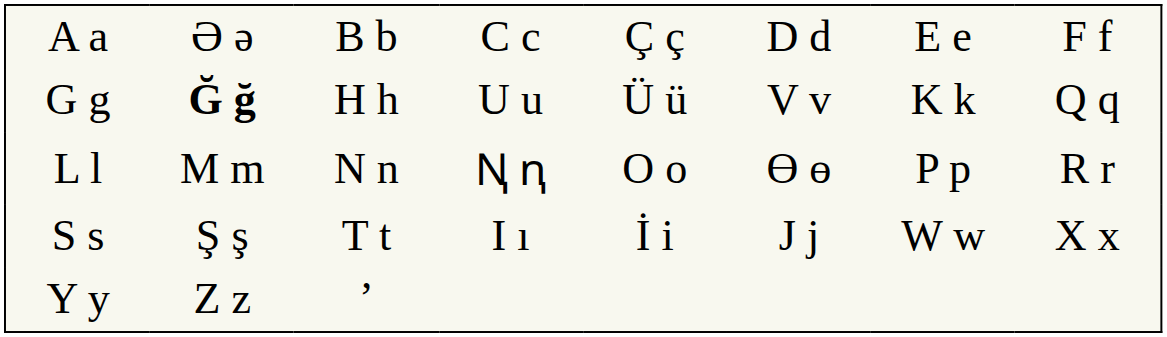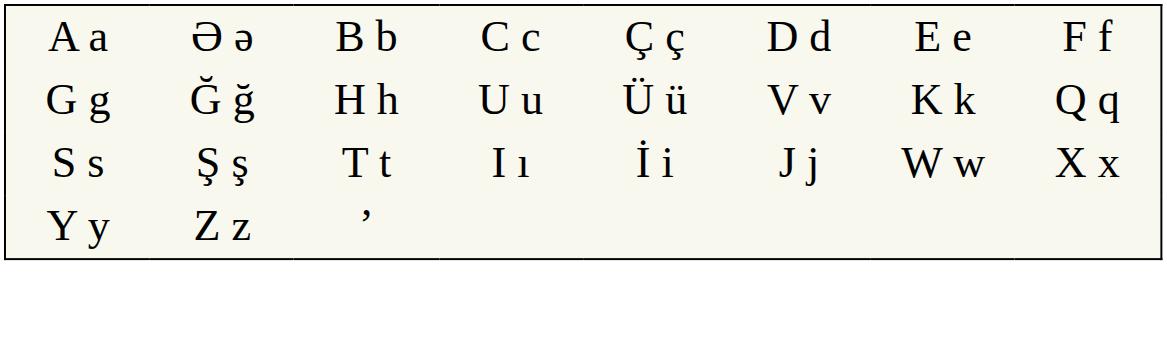(222, 100) bold -> (222, 100) normal
- row: (78, 168)
